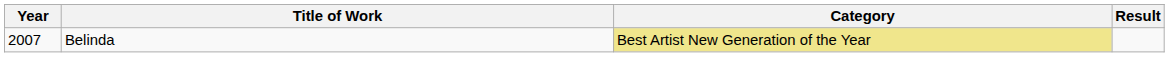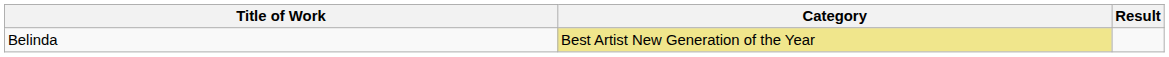- column: (33, 16)
